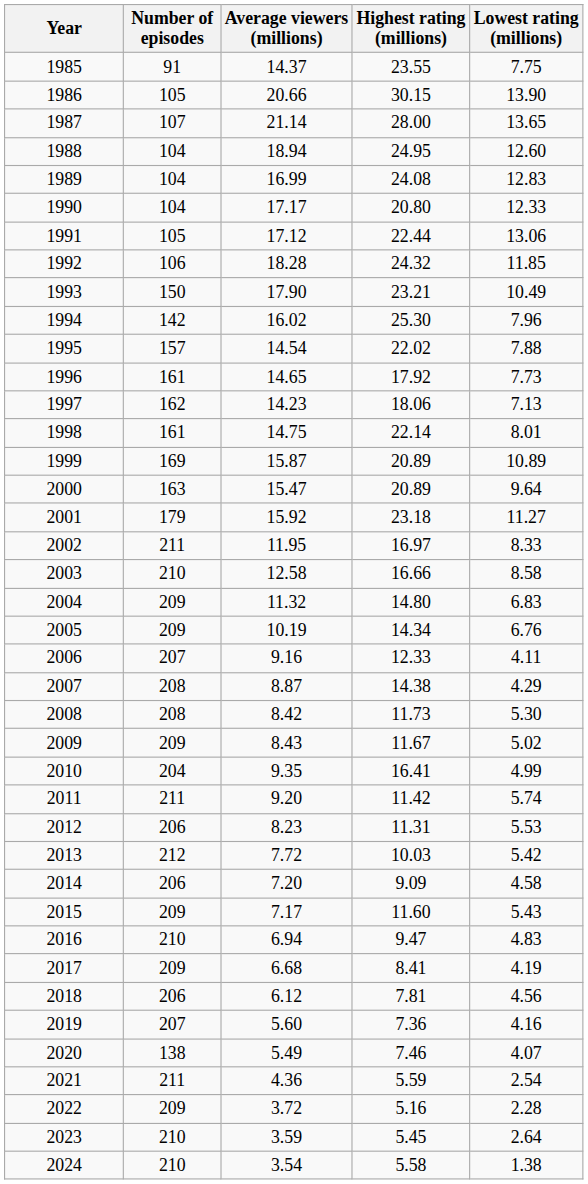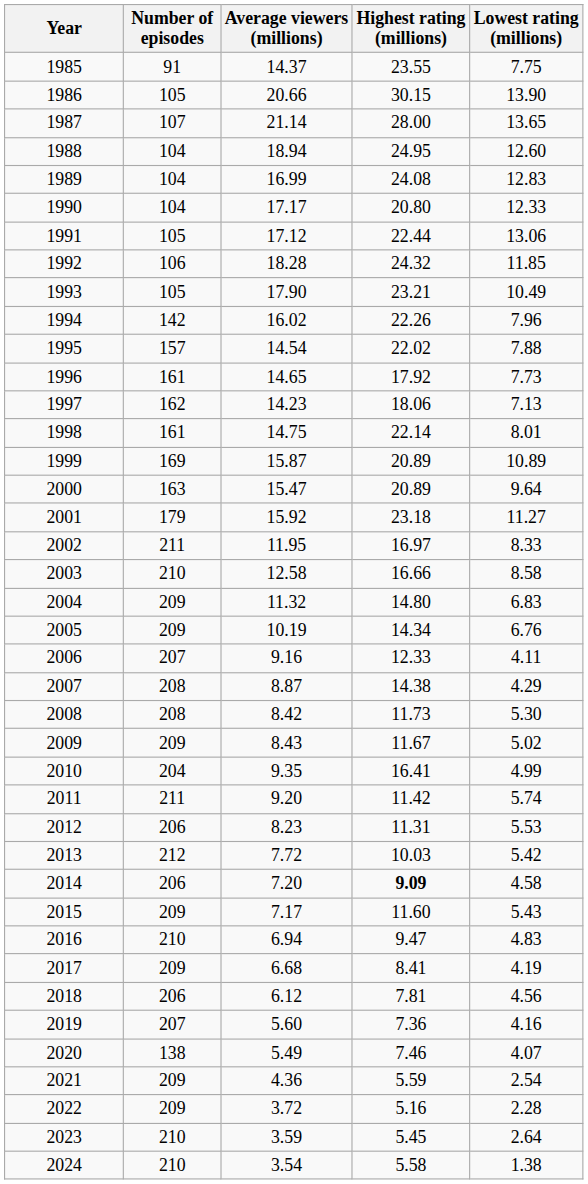(172, 292) 150 -> (172, 292) 105
(411, 320) 25.30 -> (411, 320) 22.26
(411, 883) normal -> (411, 883) bold
(172, 1080) 211 -> (172, 1080) 209
